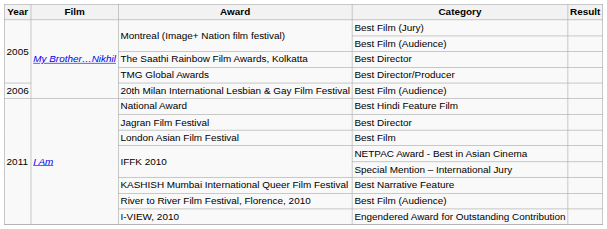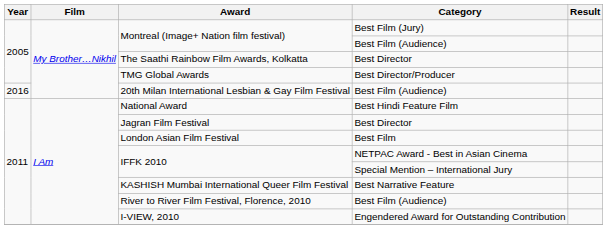(18, 91) 2006 -> (18, 91) 2016
